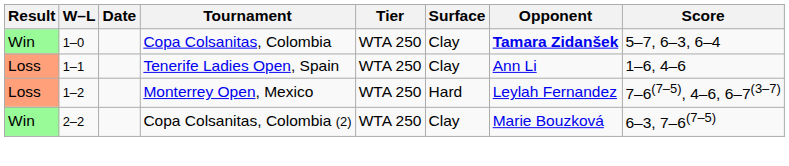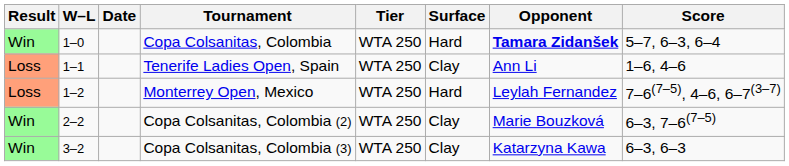(444, 41) Clay -> (445, 41) Hard
+ row: (247, 148)
